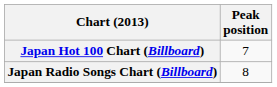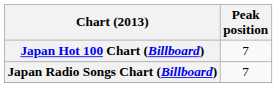(246, 72) 8 -> (246, 72) 7
